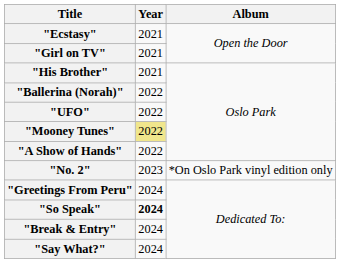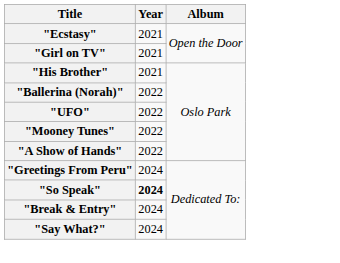(151, 131) khaki background -> (151, 131) no background
- row: (70, 170)
